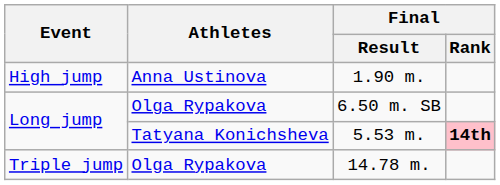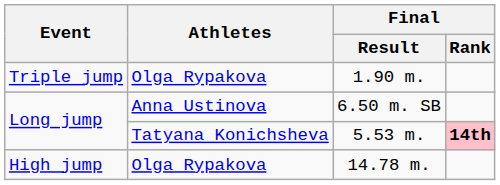(56, 77) High jump -> (66, 77) Triple jump
(199, 77) Anna Ustinova -> (199, 77) Olga Rypakova
(199, 106) Olga Rypakova -> (199, 106) Anna Ustinova
(66, 164) Triple jump -> (56, 164) High jump
